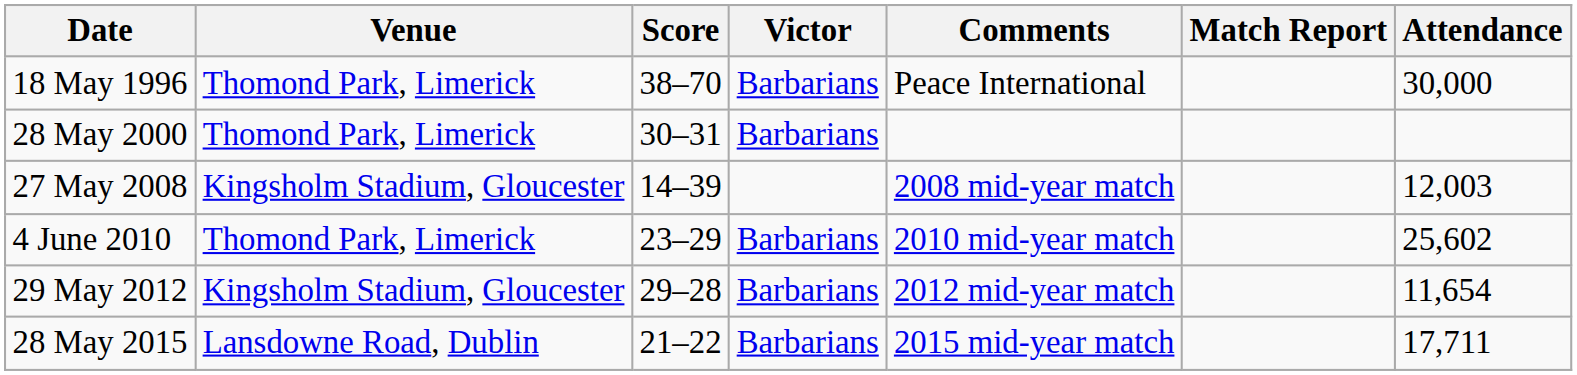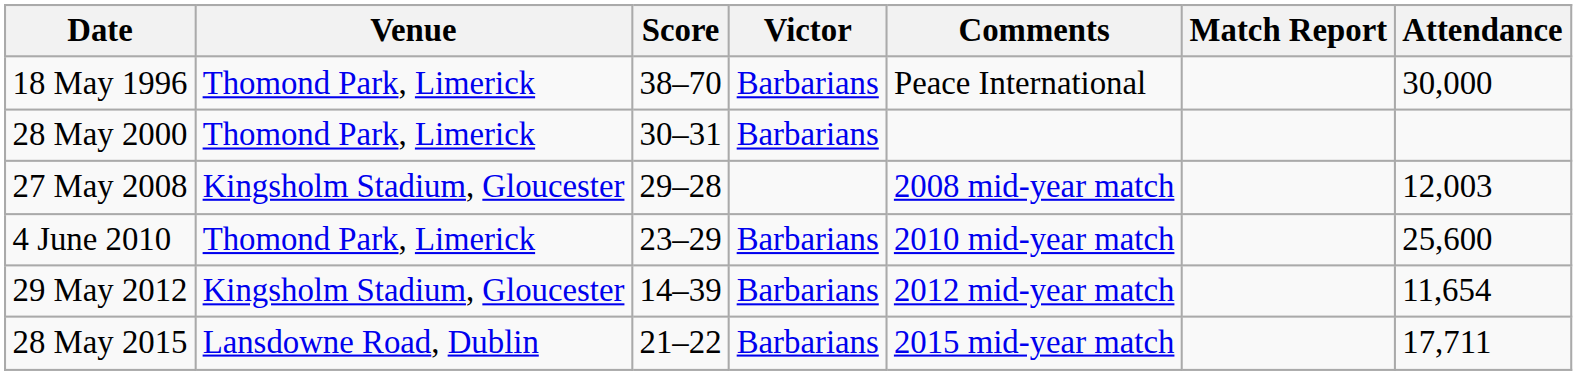(681, 186) 14–39 -> (681, 186) 29–28
(1447, 238) 25,602 -> (1447, 238) 25,600
(681, 290) 29–28 -> (681, 290) 14–39
